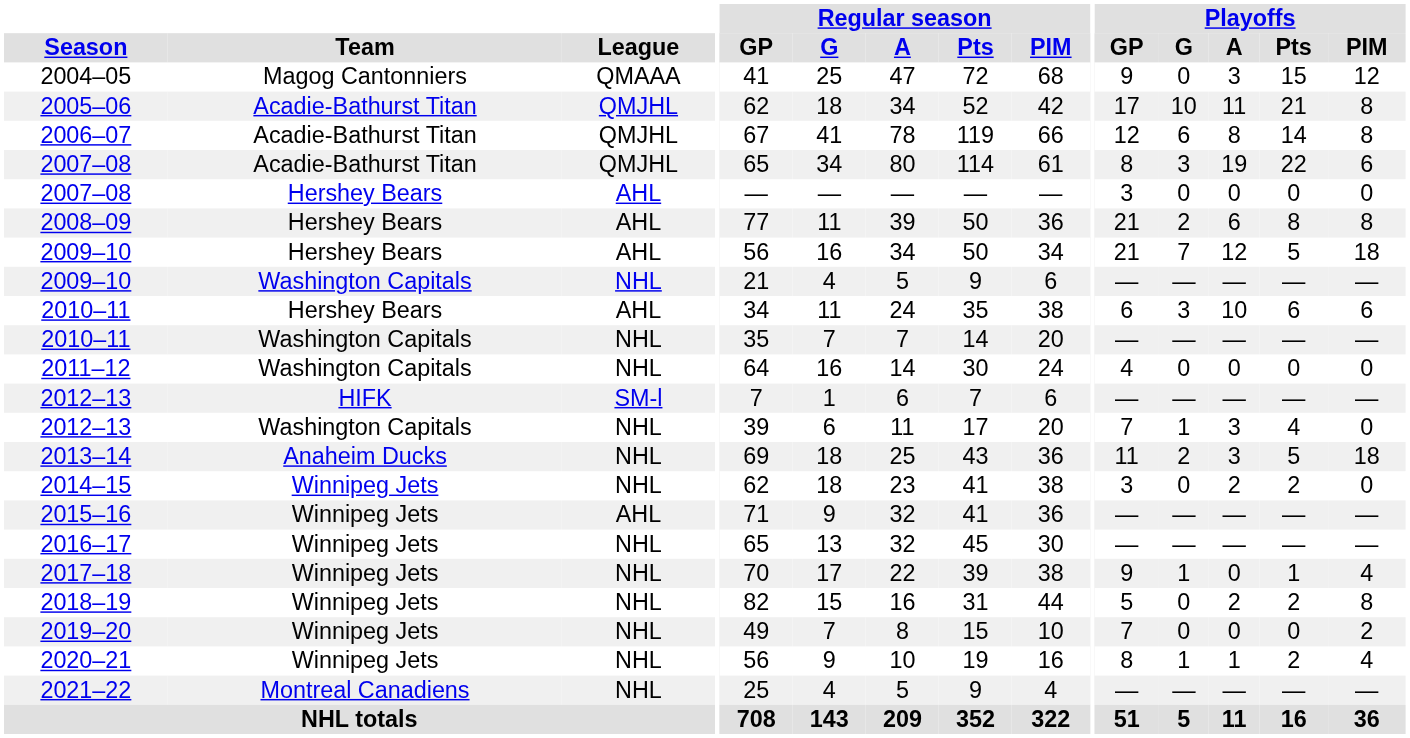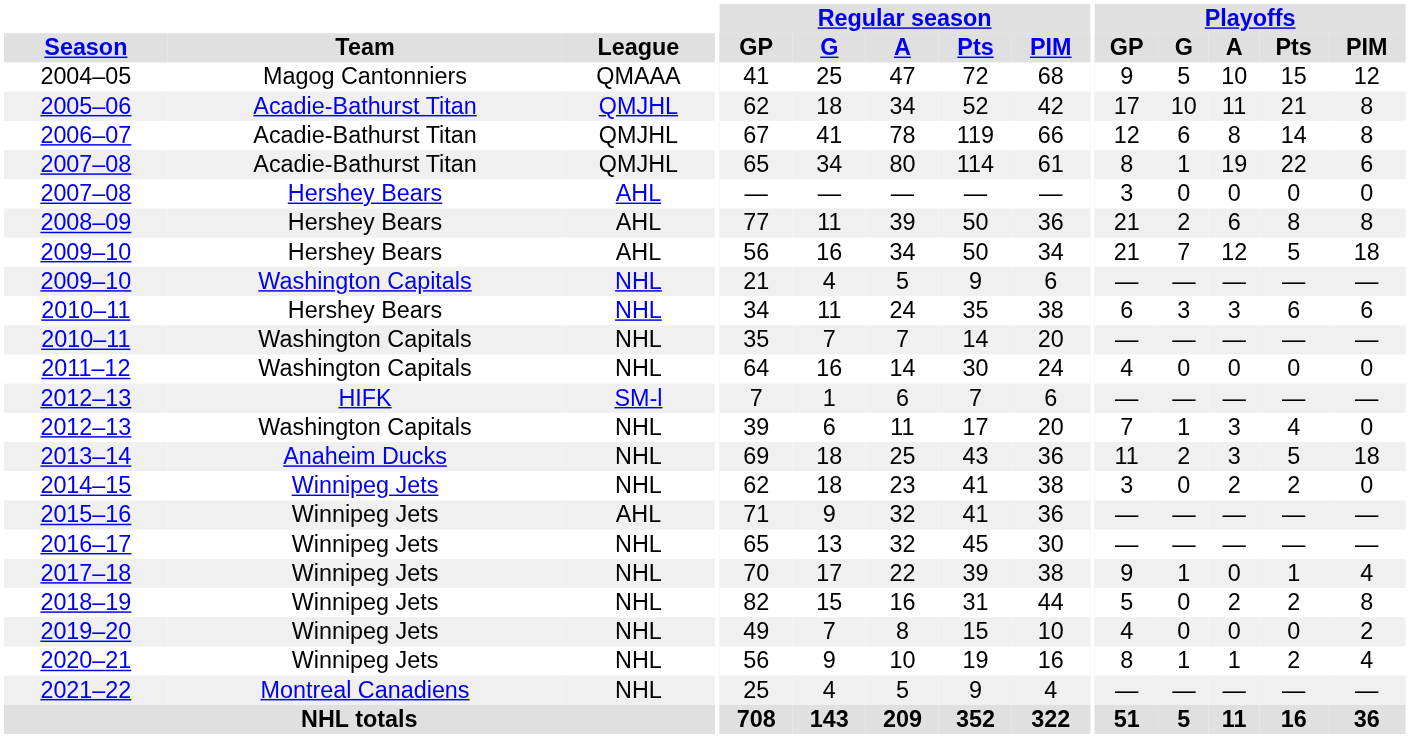(1184, 76) 0 -> (1184, 76) 5
(1234, 76) 3 -> (1234, 76) 10
(1184, 164) 3 -> (1184, 164) 1
(638, 310) AHL -> (638, 310) NHL
(1234, 310) 10 -> (1234, 310) 3
(1127, 631) 7 -> (1127, 631) 4
